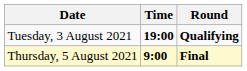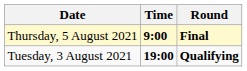rows swapped: (70, 35) <-> (72, 55)
